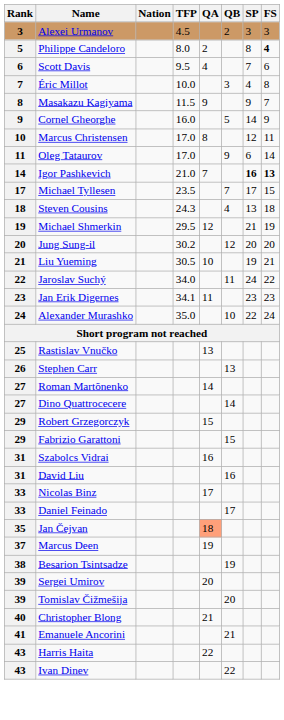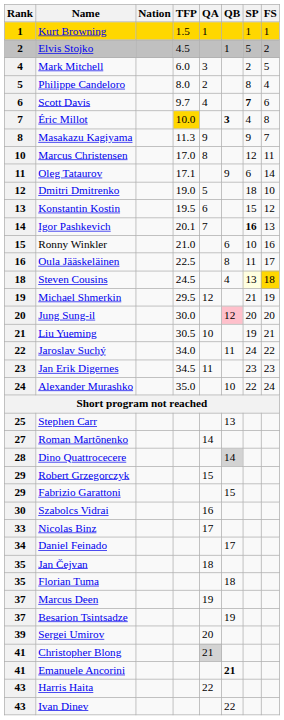+ row: (72, 31)
+ row: (66, 48)
- row: (76, 31)
+ row: (71, 66)
(266, 48) bold -> (266, 84) normal
(183, 66) 9.5 -> (183, 102) 9.7
(248, 66) normal -> (248, 102) bold
(186, 84) no background -> (186, 119) gold background
(227, 84) normal -> (227, 119) bold
(185, 102) 11.5 -> (185, 137) 11.3
- row: (77, 119)
(186, 155) 17.0 -> (186, 173) 17.1
+ row: (79, 191)
+ row: (79, 208)
(186, 173) 21.0 -> (186, 226) 20.1
(269, 173) bold -> (269, 226) normal
+ row: (73, 244)
+ row: (79, 262)
- row: (77, 191)
(186, 208) 24.3 -> (186, 279) 24.5
(251, 208) no background -> (251, 279) lightyellow background
(269, 208) no background -> (269, 279) gold background
(186, 244) 30.2 -> (186, 315) 30.0
(230, 244) no background -> (230, 315) pink background
(186, 297) 34.1 -> (186, 368) 34.5
- row: (78, 350)
(20, 368) 26 -> (20, 421) 25
(20, 404) 27 -> (20, 457) 28
(230, 404) no background -> (230, 457) lightgrey background
(20, 457) 31 -> (20, 510) 30
- row: (61, 475)
(20, 510) 33 -> (20, 546) 34
(208, 528) lightsalmon background -> (208, 564) no background
+ row: (69, 581)
(20, 564) 38 -> (20, 617) 37
- row: (83, 599)
(20, 617) 40 -> (20, 652) 41
(208, 617) no background -> (208, 652) lightgrey background
(230, 635) normal -> (230, 670) bold
